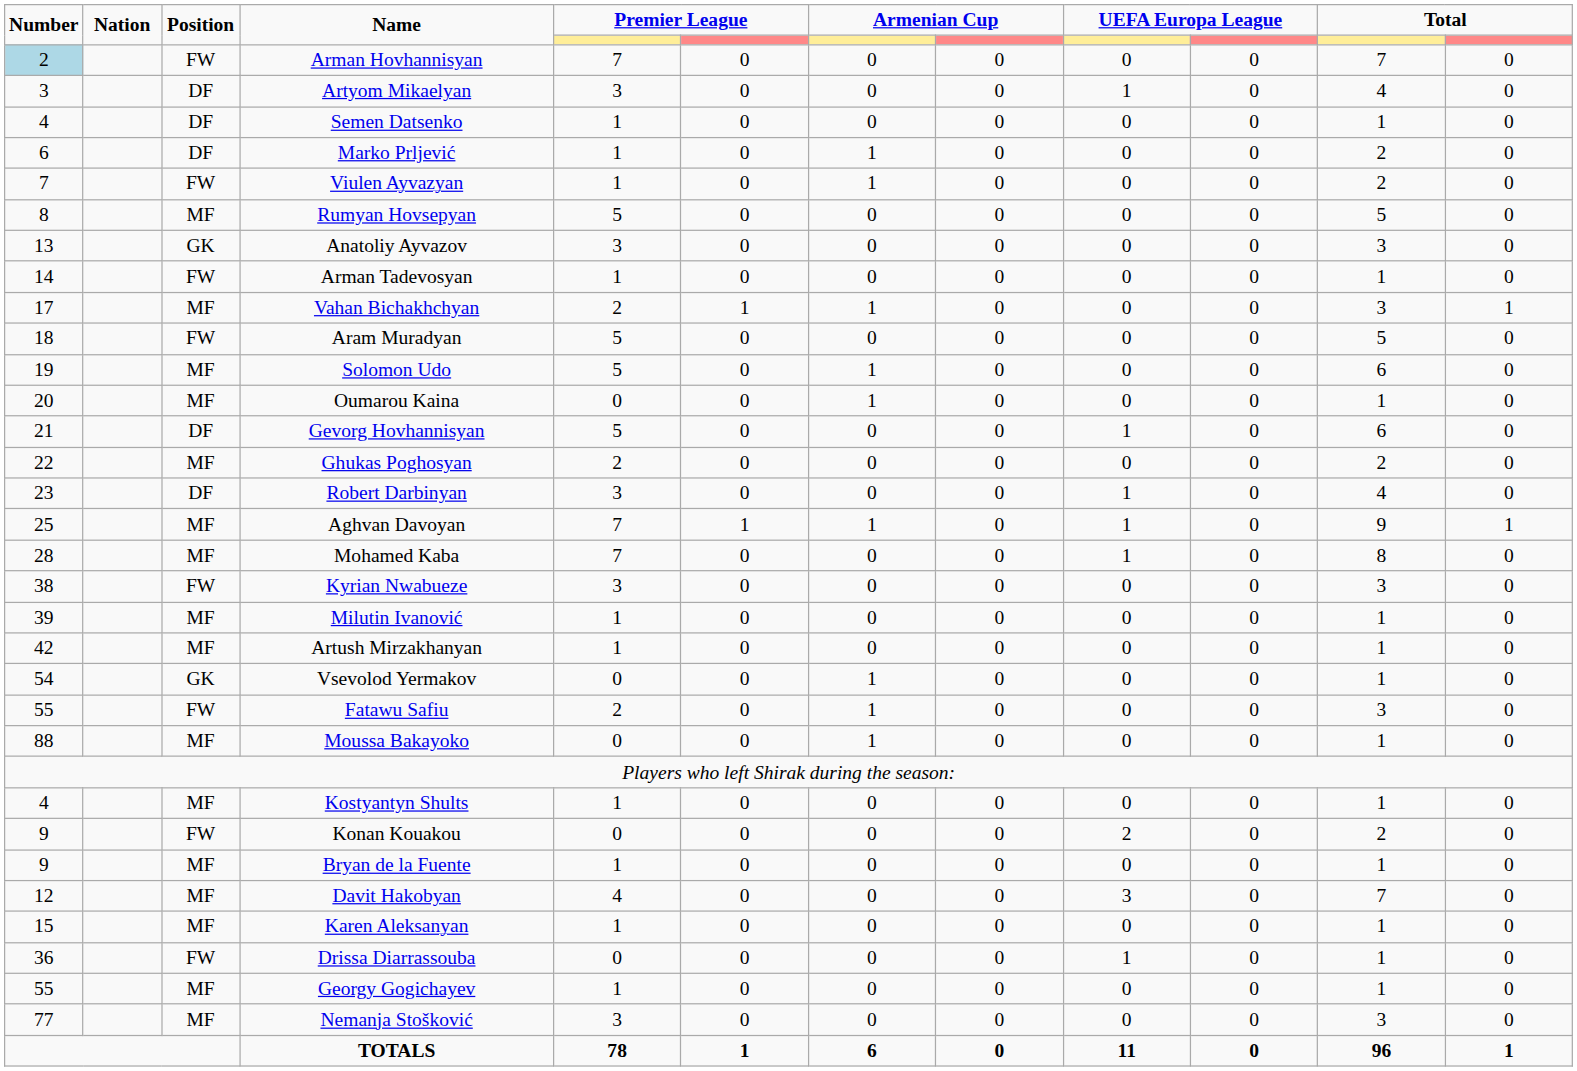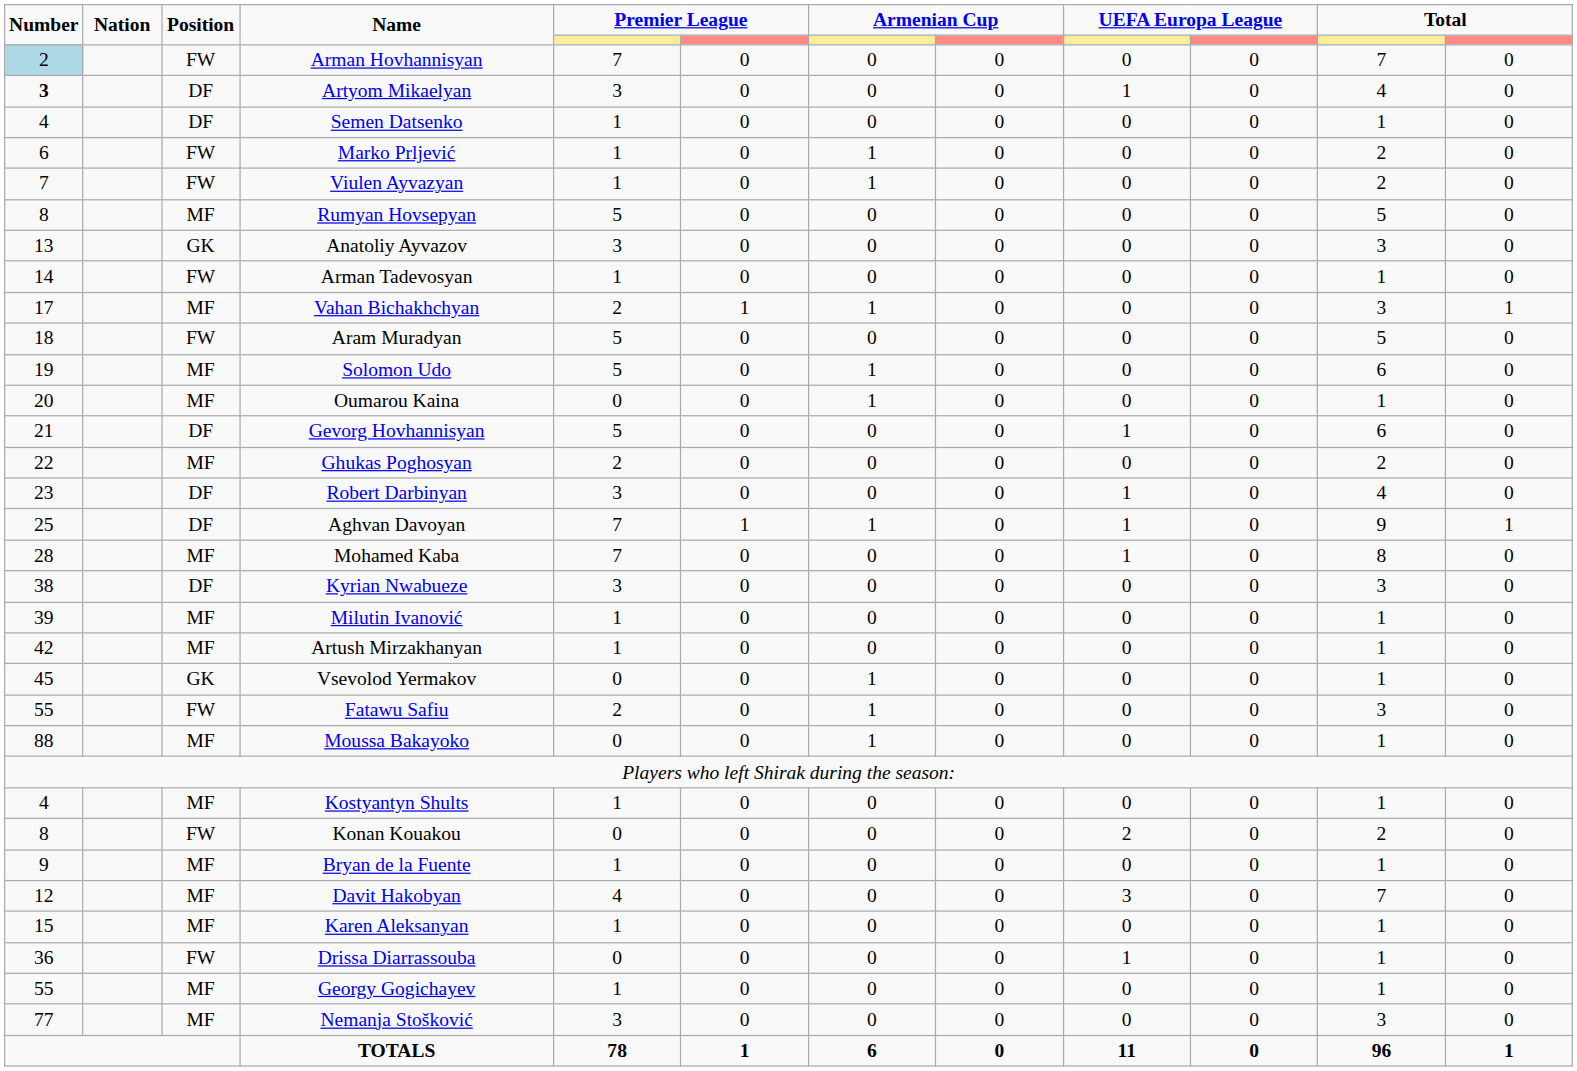(44, 90) normal -> (44, 90) bold
(201, 152) DF -> (201, 152) FW
(201, 524) MF -> (201, 524) DF
(201, 586) FW -> (201, 586) DF
(44, 679) 54 -> (44, 679) 45
(44, 833) 9 -> (44, 833) 8
